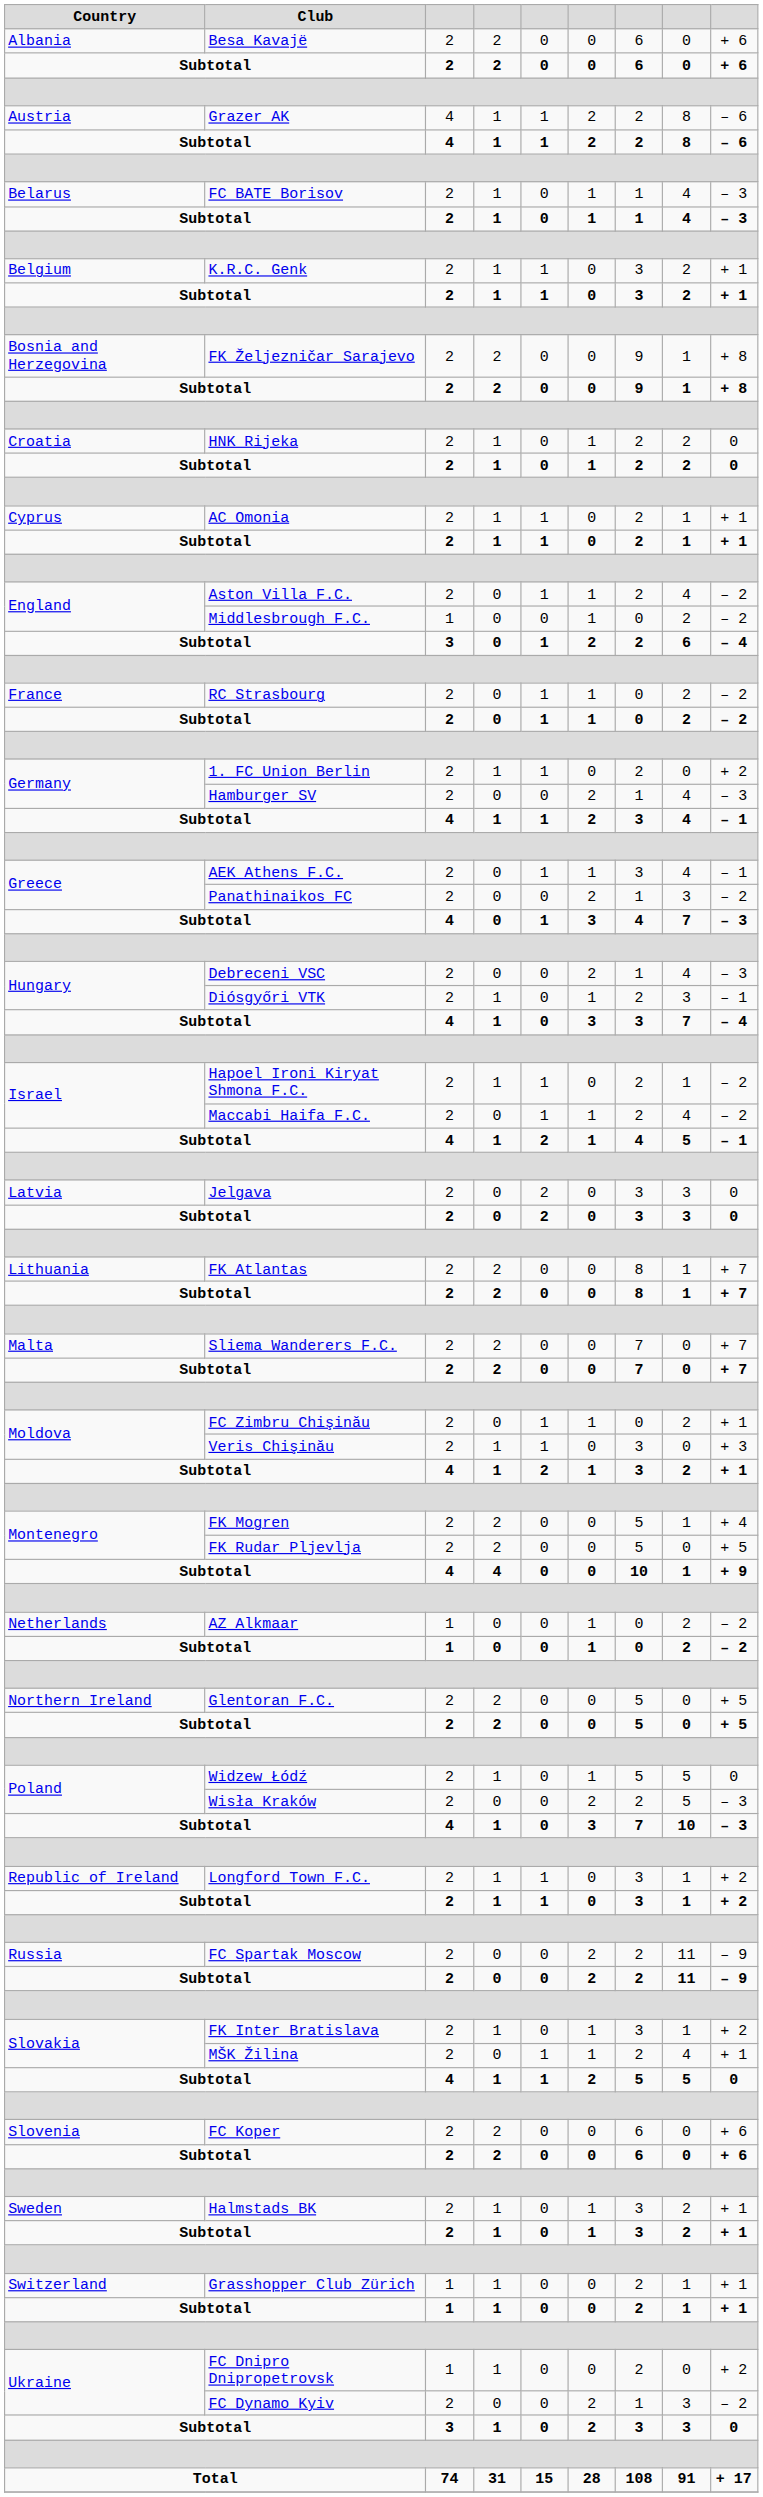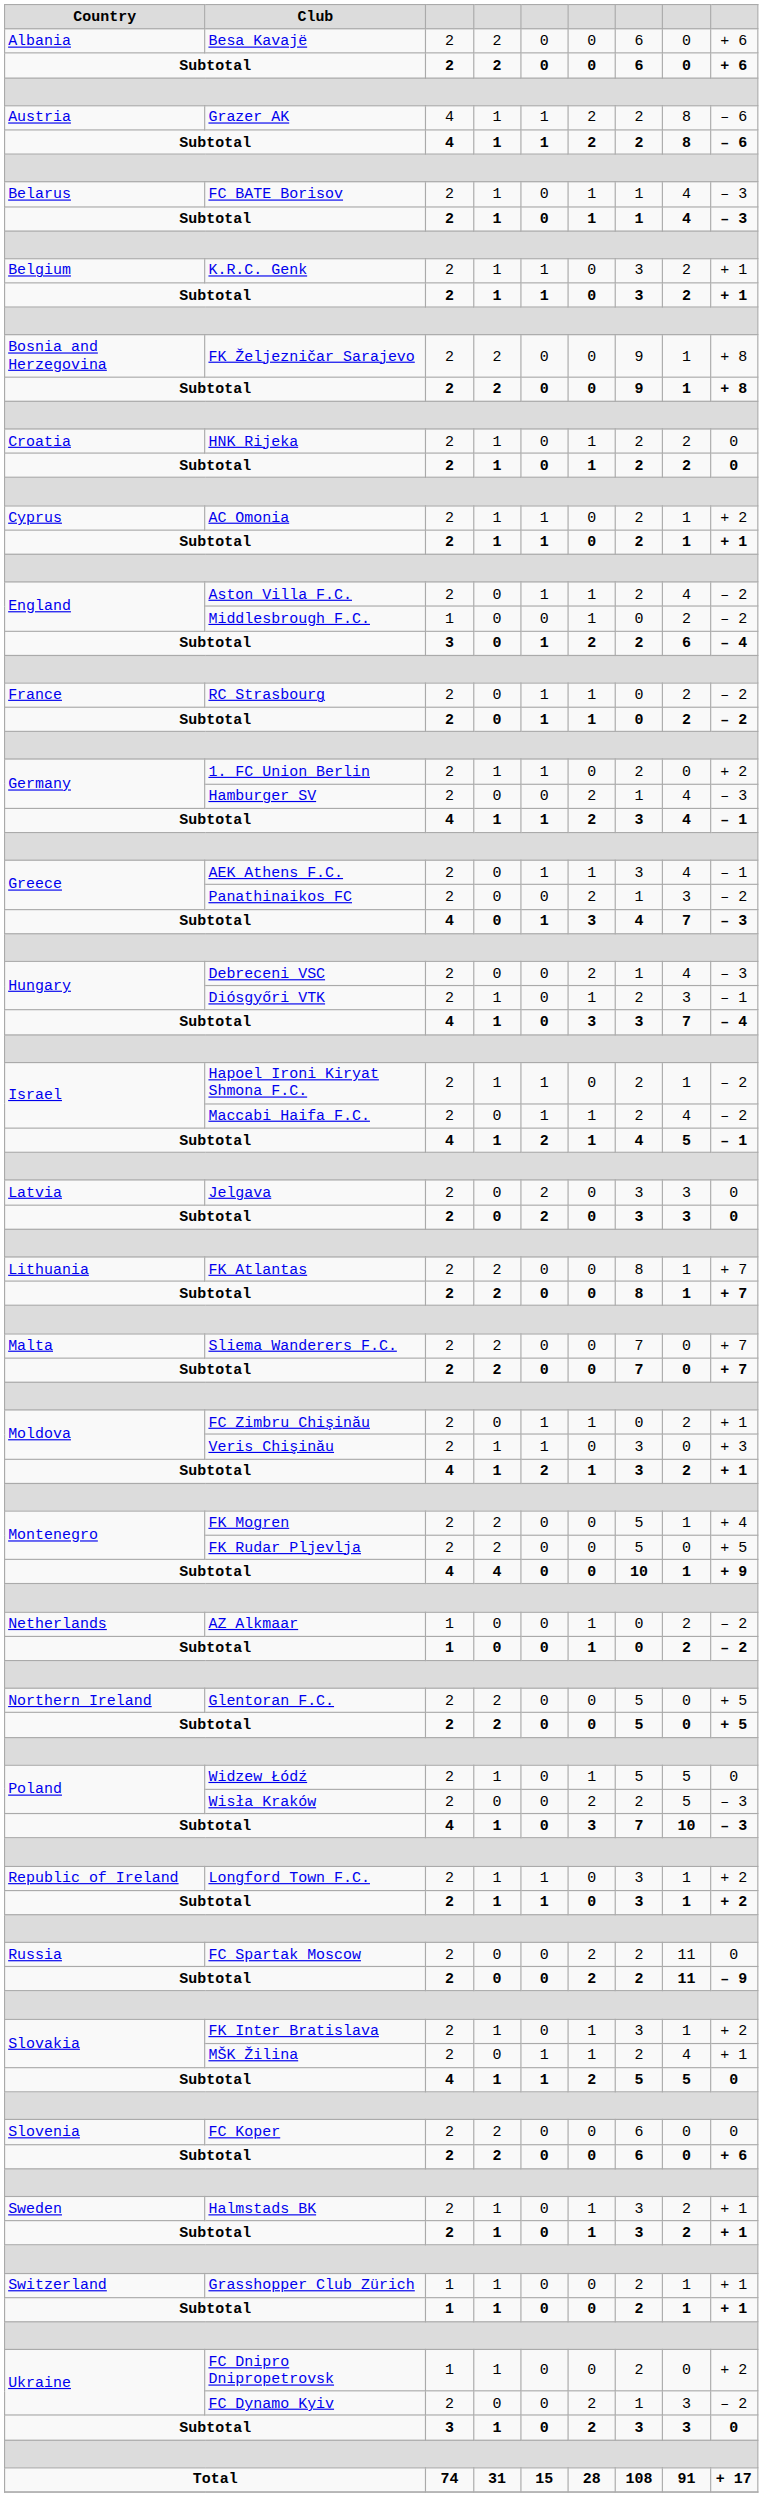(734, 518) + 1 -> (734, 518) + 2
(734, 1955) – 9 -> (734, 1955) 0
(734, 2132) + 6 -> (734, 2132) 0
